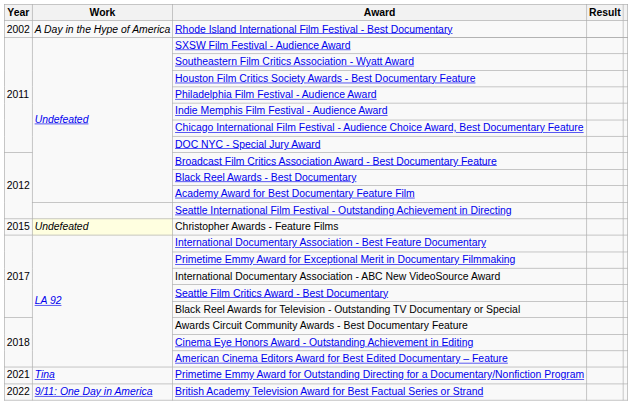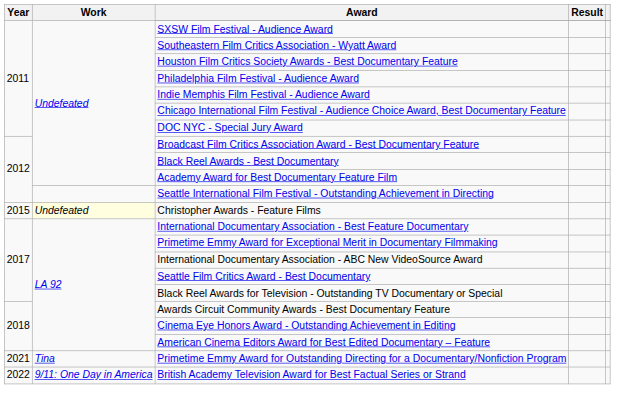- row: (314, 29)
